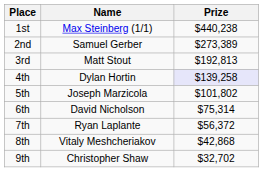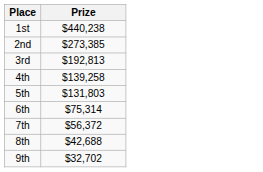- column: (107, 12)
(216, 45) $273,389 -> (83, 45) $273,385
(216, 77) lavender background -> (83, 77) no background
(216, 93) $101,802 -> (83, 93) $131,803
(216, 142) $42,868 -> (83, 142) $42,688
